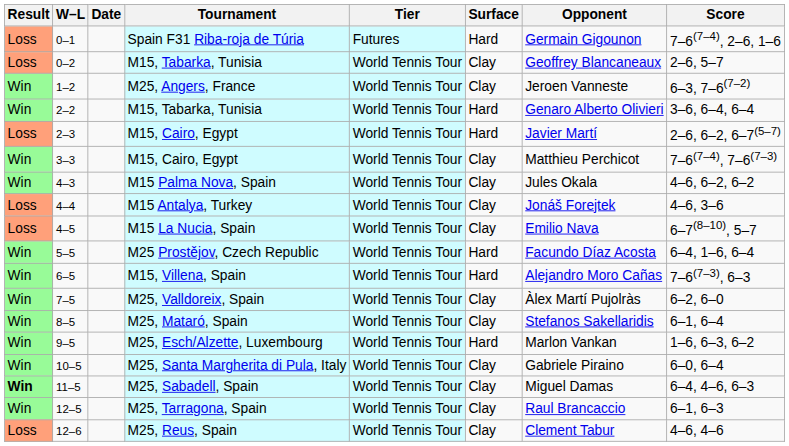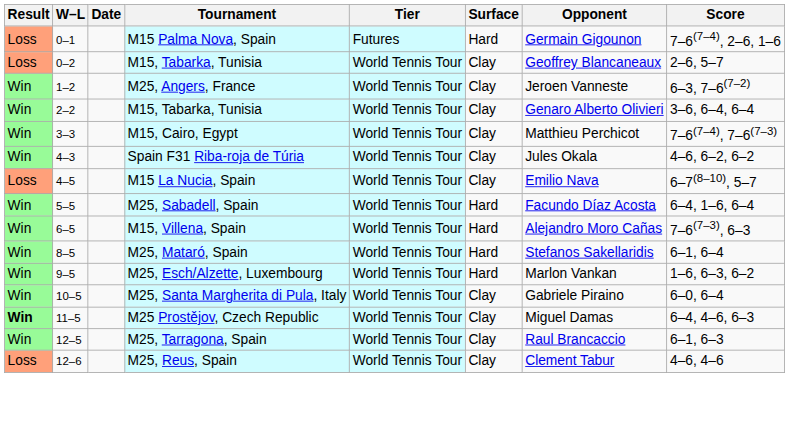(216, 39) Spain F31 Riba-roja de Túria -> (202, 39) M15 Palma Nova, Spain
(483, 110) Hard -> (482, 110) Clay
- row: (66, 134)
(202, 183) M15 Palma Nova, Spain -> (216, 157) Spain F31 Riba-roja de Túria
- row: (66, 205)
(223, 252) M25 Prostějov, Czech Republic -> (193, 204) M25, Sabadell, Spain
- row: (66, 300)
(482, 321) Clay -> (483, 252) Hard
(193, 386) M25, Sabadell, Spain -> (223, 317) M25 Prostějov, Czech Republic
